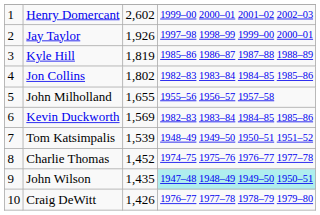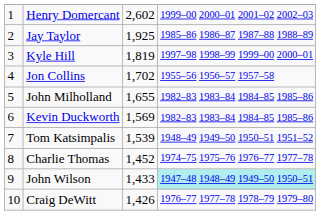(140, 35) 1,926 -> (140, 35) 1,925
(237, 35) 1997–98 1998–99 1999–00 2000–01 -> (237, 35) 1985–86 1986–87 1987–88 1988–89
(237, 55) 1985–86 1986–87 1987–88 1988–89 -> (237, 55) 1997–98 1998–99 1999–00 2000–01
(140, 76) 1,802 -> (140, 76) 1,702
(237, 76) 1982–83 1983–84 1984–85 1985–86 -> (217, 76) 1955–56 1956–57 1957–58
(217, 96) 1955–56 1956–57 1957–58 -> (237, 96) 1982–83 1983–84 1984–85 1985–86
(140, 179) 1,435 -> (140, 179) 1,433
